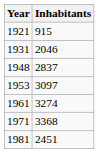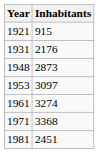(46, 49) 2046 -> (46, 49) 2176
(46, 67) 2837 -> (46, 67) 2873
